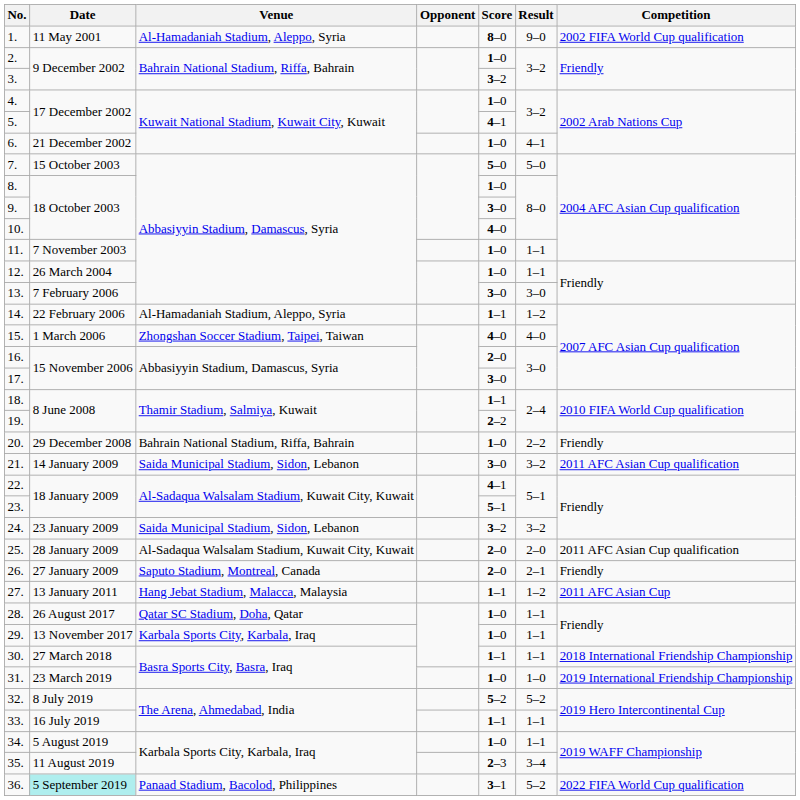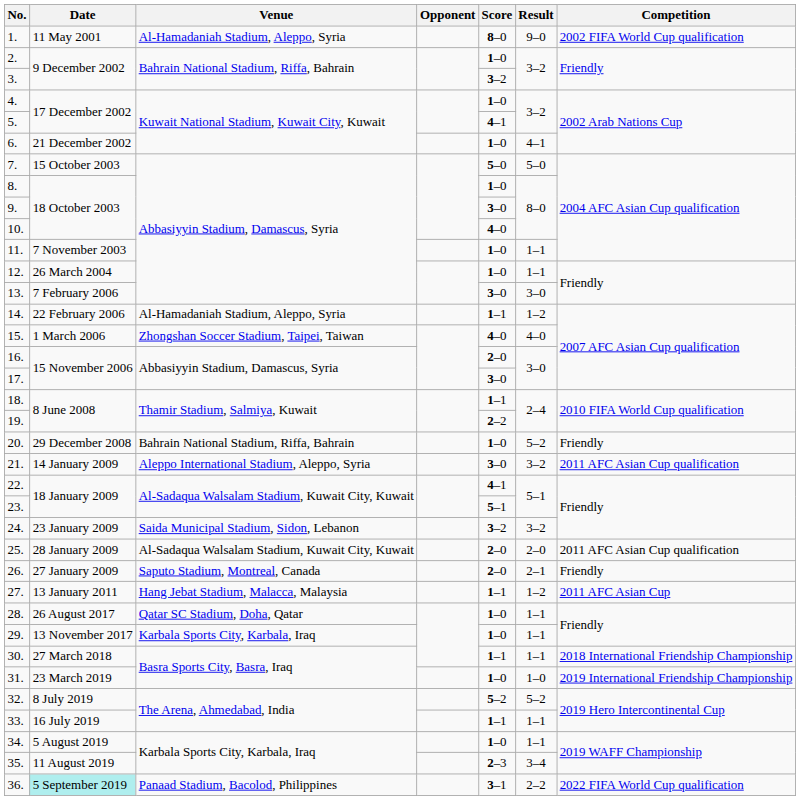(536, 443) 2–2 -> (536, 443) 5–2
(249, 464) Saida Municipal Stadium, Sidon, Lebanon -> (255, 464) Aleppo International Stadium, Aleppo, Syria
(536, 785) 5–2 -> (536, 785) 2–2
